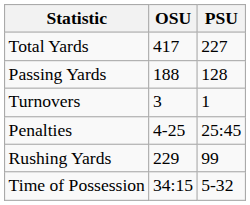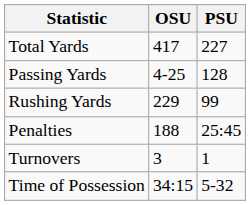(166, 74) 188 -> (169, 74) 4-25
rows swapped: (60, 158) <-> (44, 102)
(169, 130) 4-25 -> (166, 130) 188
